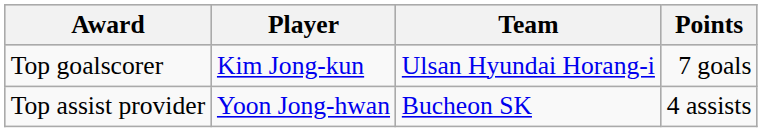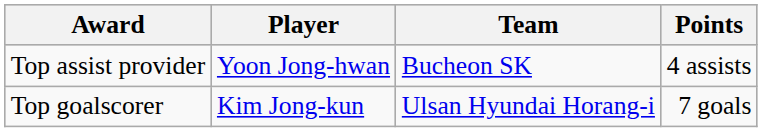rows swapped: (87, 65) <-> (108, 106)
